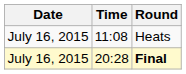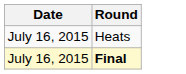- column: (112, 15)
